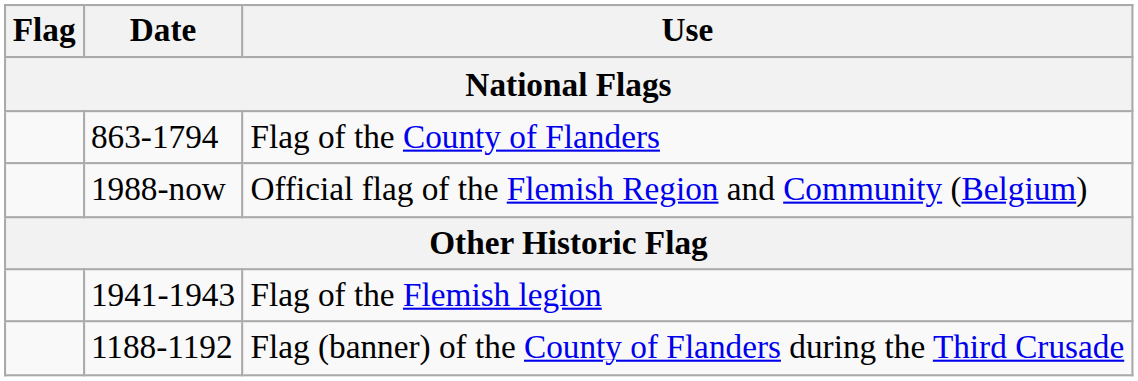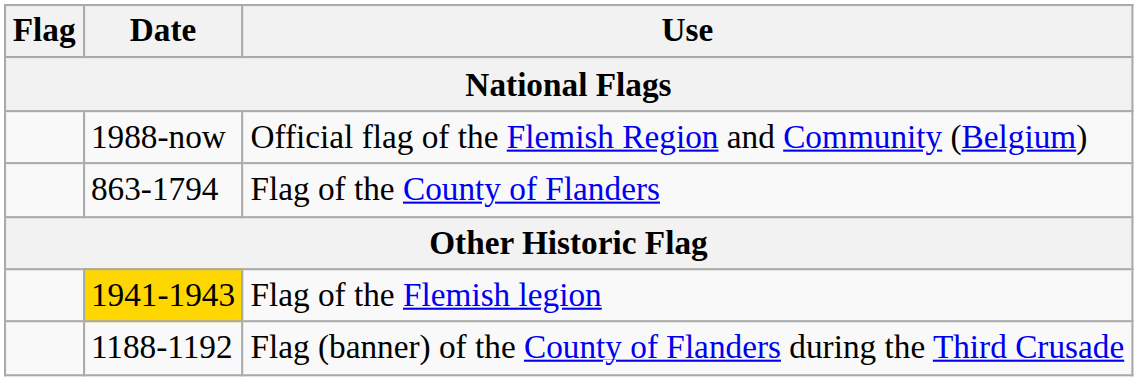rows swapped: (669, 189) <-> (455, 136)
(163, 294) no background -> (163, 294) gold background
